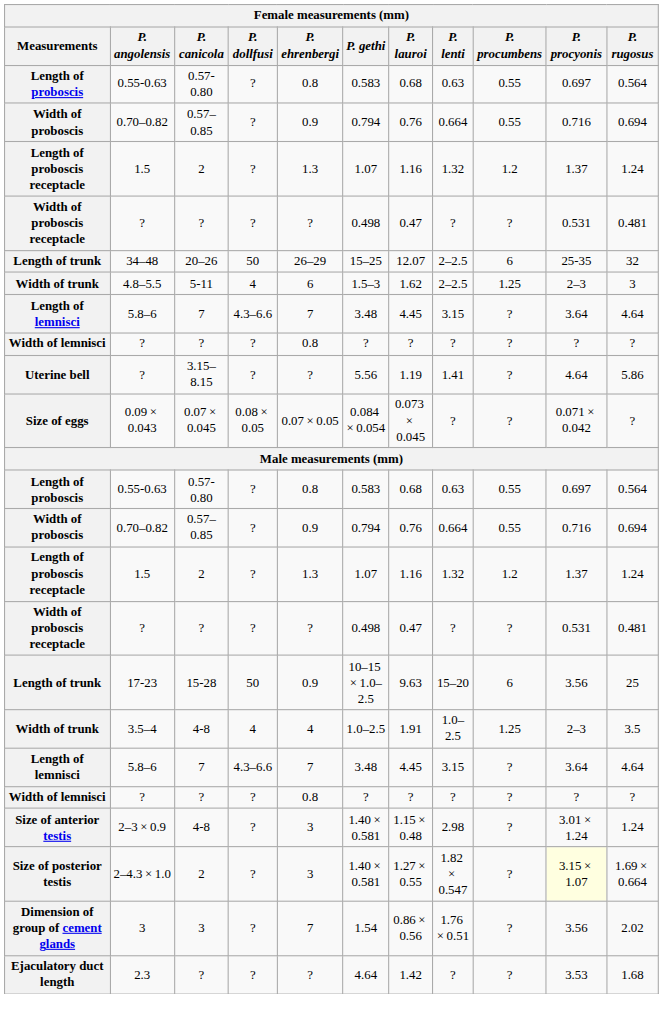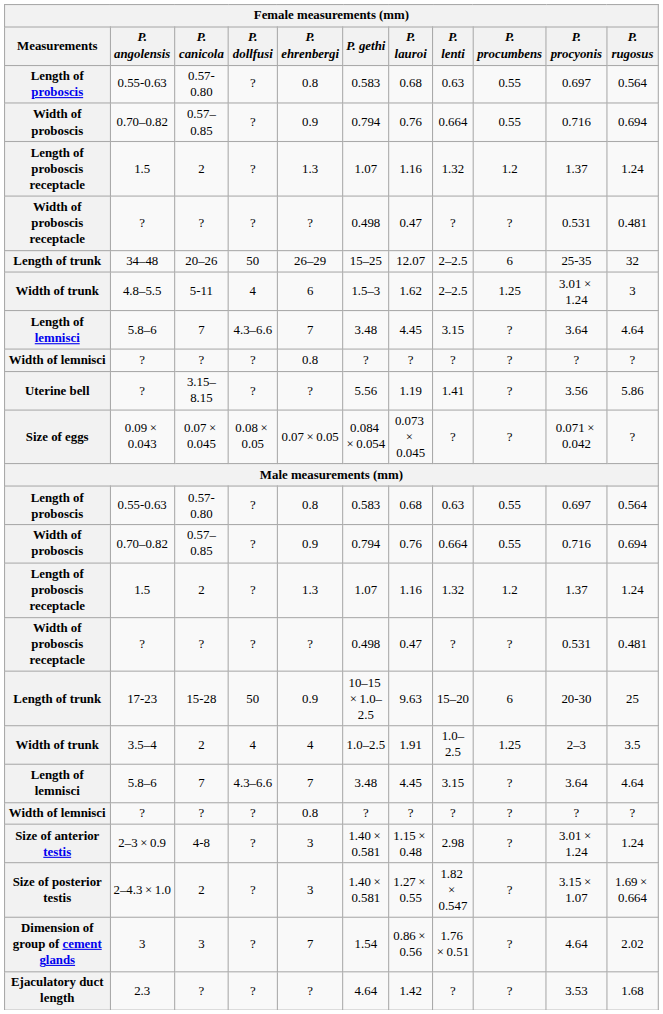(576, 283) 2–3 -> (576, 291) 3.01 × 1.24
(576, 374) 4.64 -> (576, 390) 3.56
(576, 682) 3.56 -> (576, 698) 20-30
(201, 728) 4-8 -> (201, 744) 2
(576, 873) lightyellow background -> (576, 890) no background
(576, 928) 3.56 -> (576, 944) 4.64
